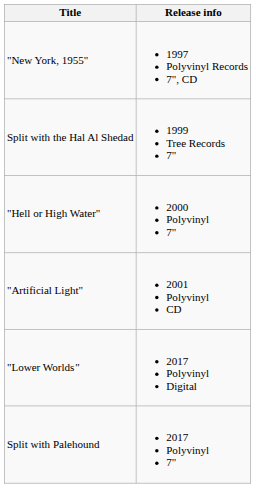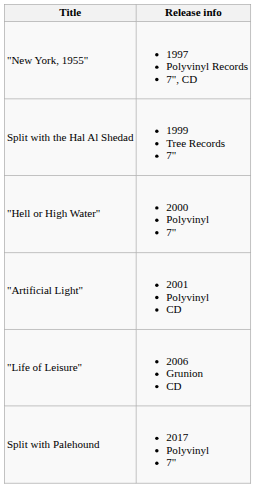+ row: (44, 367)
- row: (43, 367)
